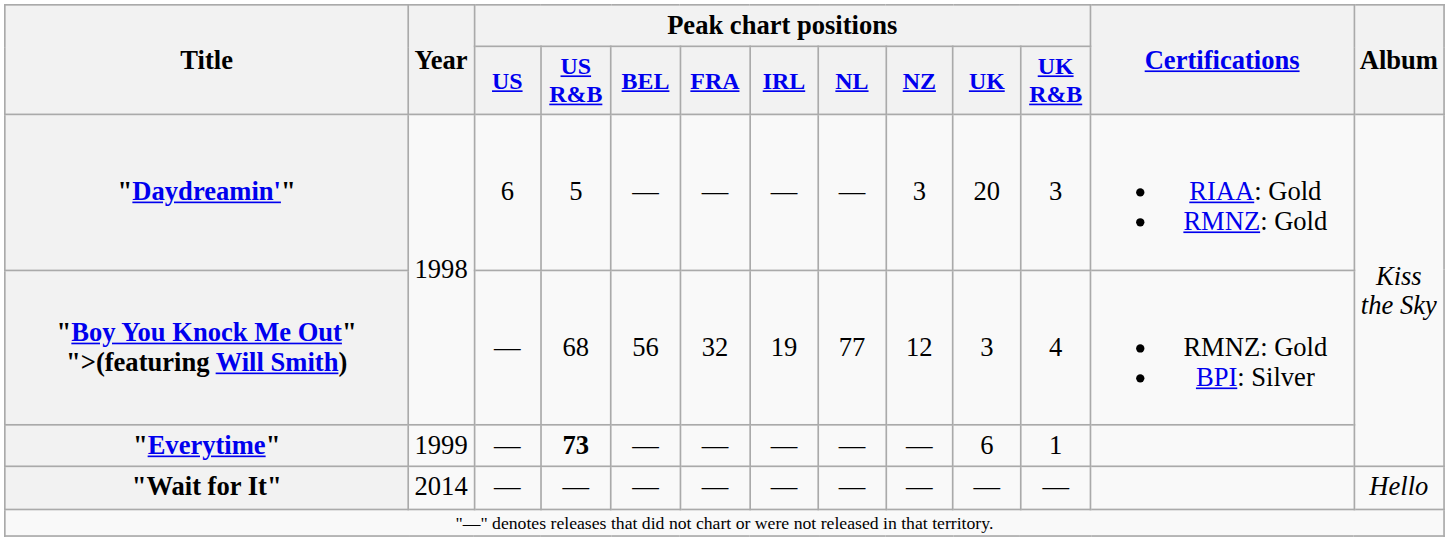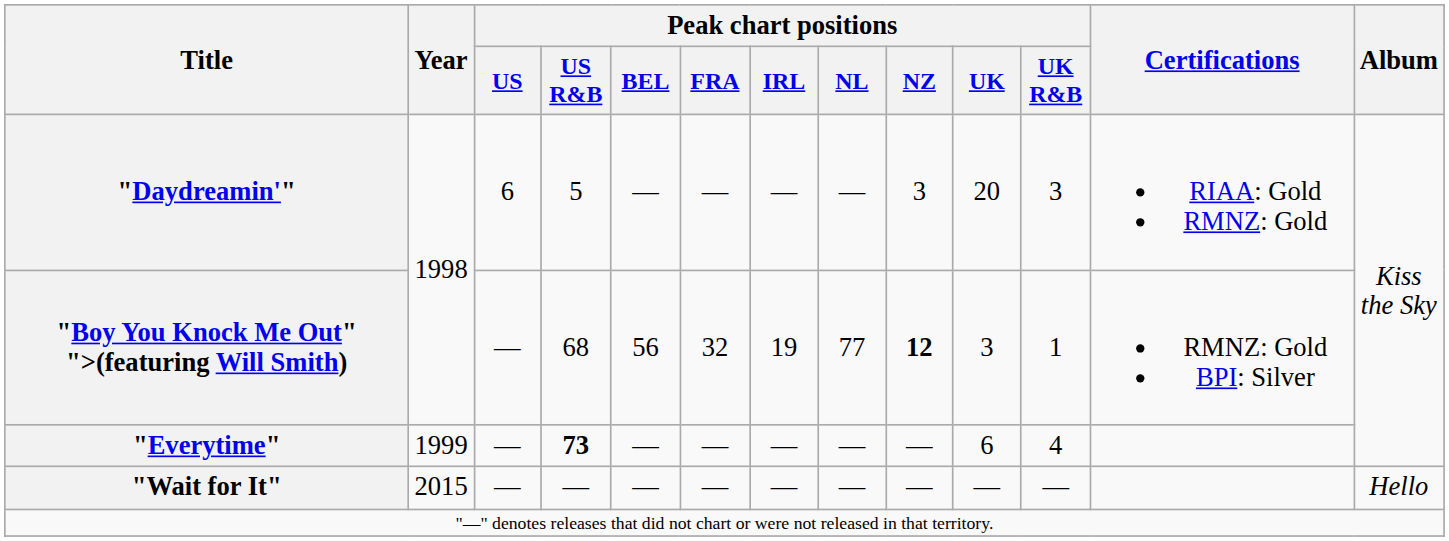(919, 346) normal -> (919, 346) bold
(1056, 346) 4 -> (1056, 346) 1
(1056, 445) 1 -> (1056, 445) 4
(441, 487) 2014 -> (441, 487) 2015
